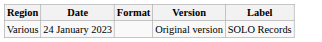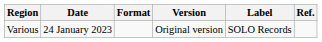+ column: (306, 12)
